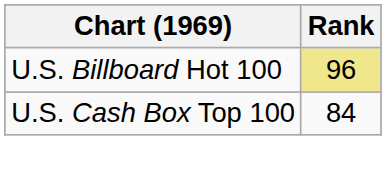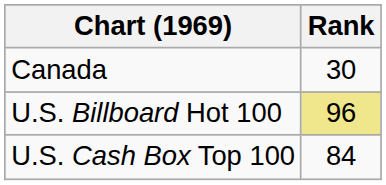+ row: (59, 69)
